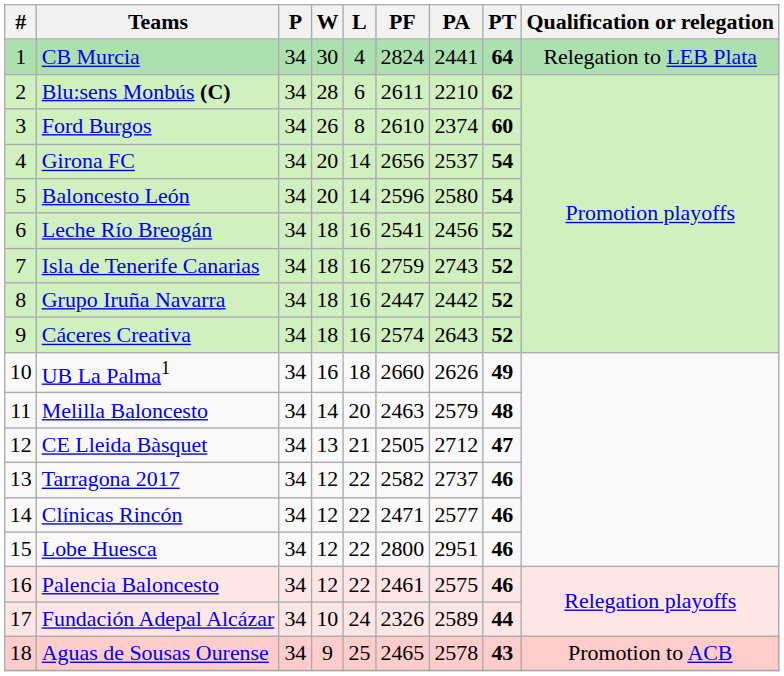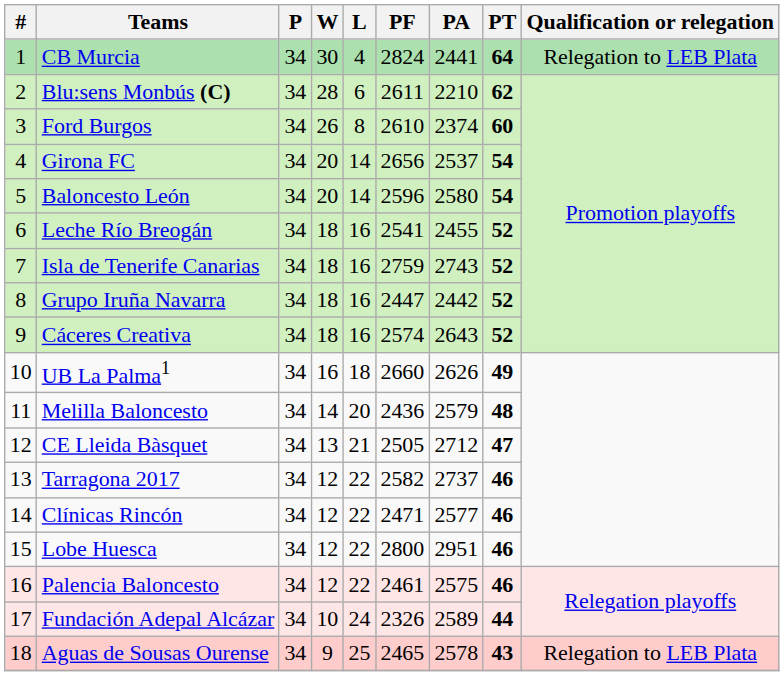(456, 230) 2456 -> (456, 230) 2455
(402, 410) 2463 -> (402, 410) 2436
(650, 653) Promotion to ACB -> (650, 653) Relegation to LEB Plata
